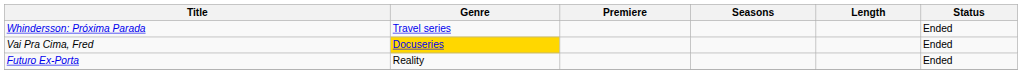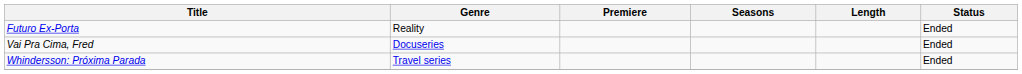rows swapped: (76, 28) <-> (43, 61)
(418, 45) gold background -> (418, 45) no background
